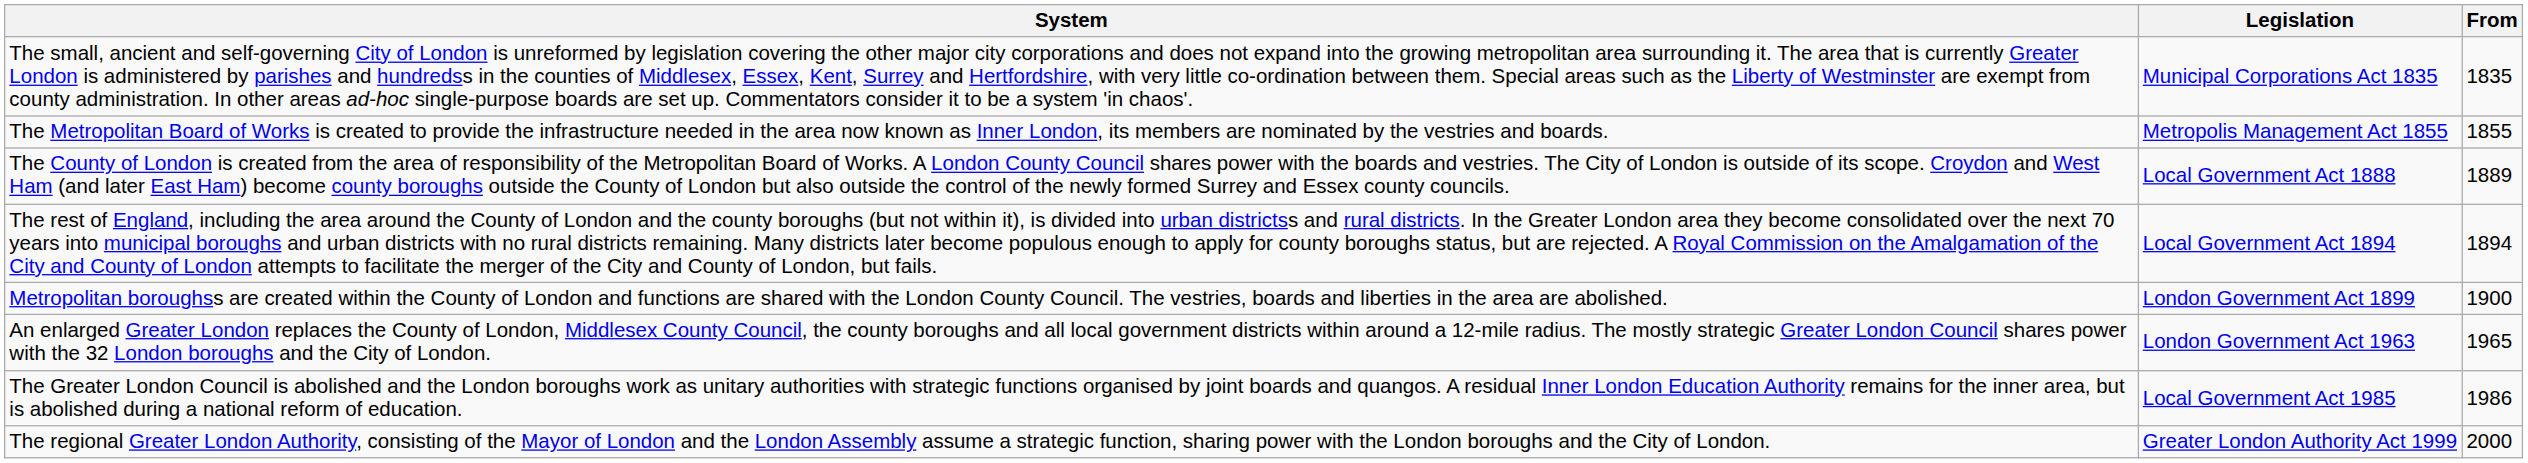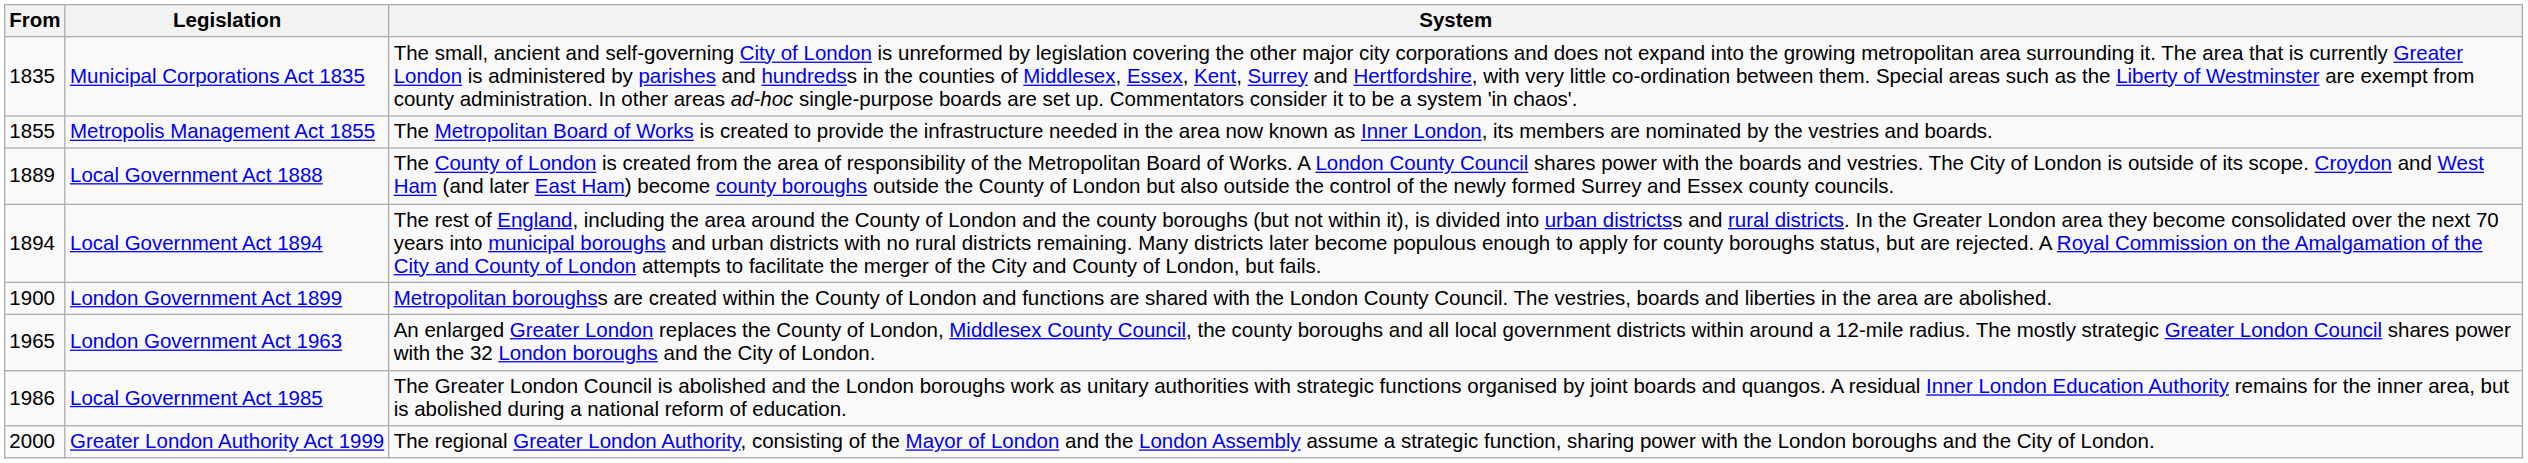columns swapped: (2492, 20) <-> (1071, 20)
